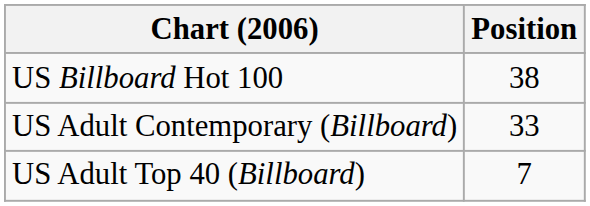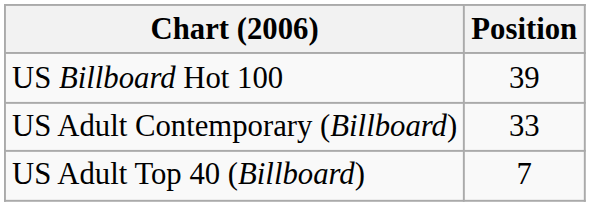(524, 77) 38 -> (524, 77) 39
